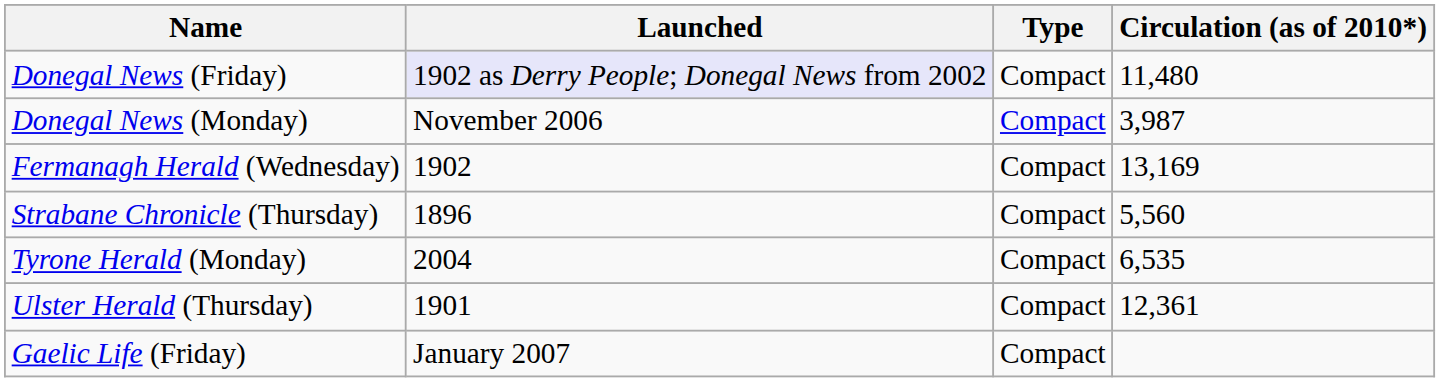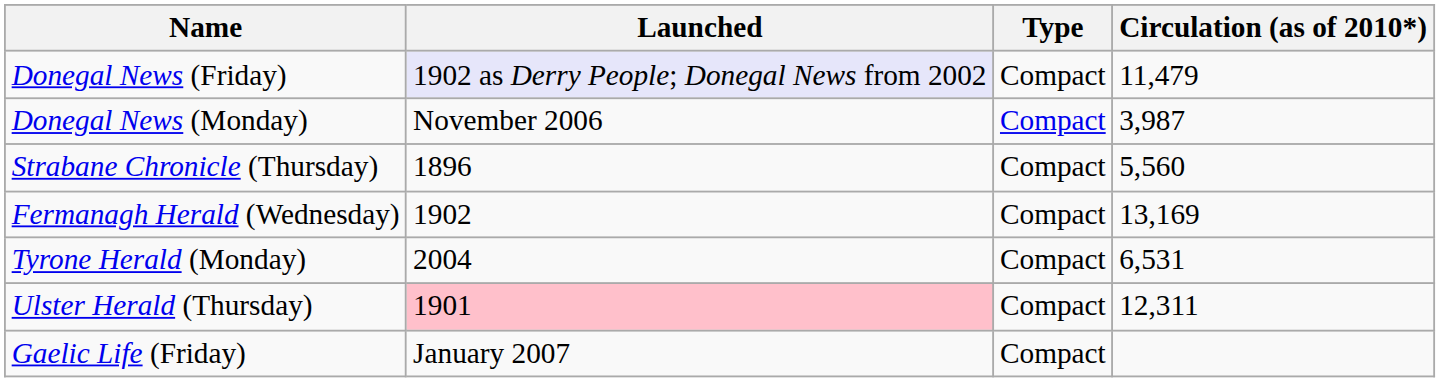(1159, 74) 11,480 -> (1159, 74) 11,479
rows swapped: (206, 167) <-> (195, 213)
(1152, 259) 6,535 -> (1152, 259) 6,531
(442, 306) no background -> (442, 306) pink background
(1159, 306) 12,361 -> (1159, 306) 12,311
